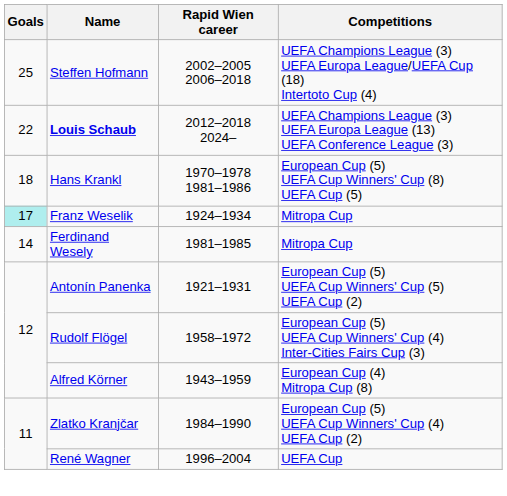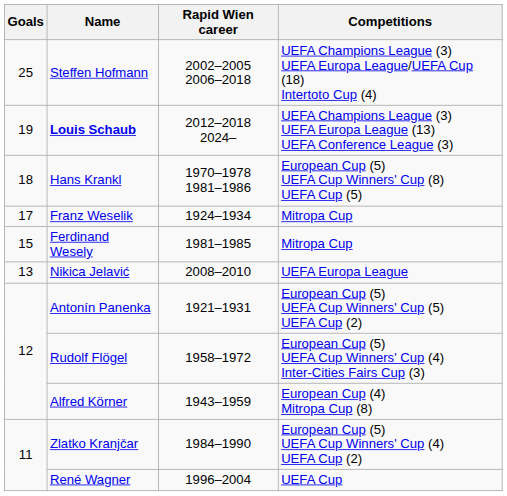(26, 130) 22 -> (26, 130) 19
(26, 216) paleturquoise background -> (26, 216) no background
(26, 244) 14 -> (26, 244) 15
+ row: (90, 272)
